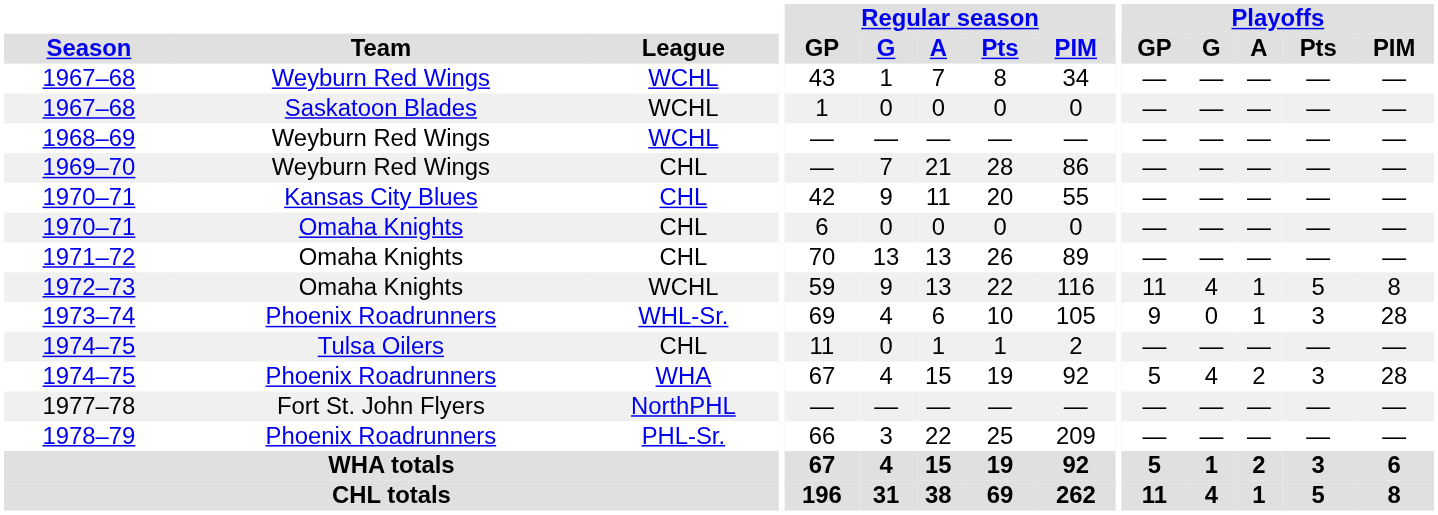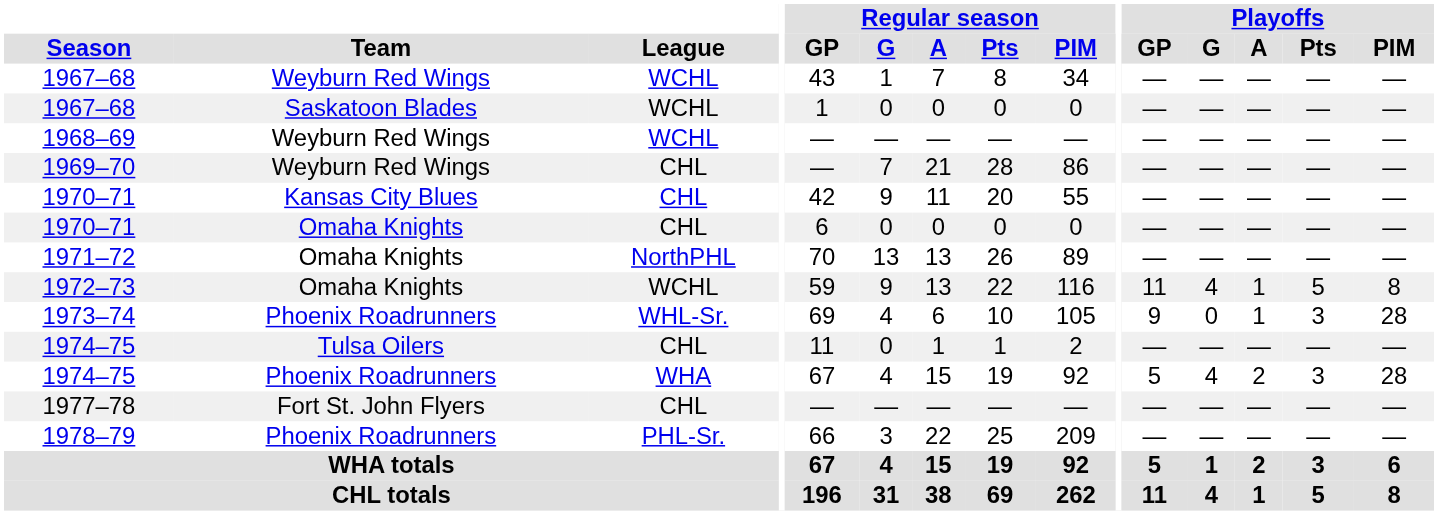(683, 257) CHL -> (683, 257) NorthPHL
(683, 406) NorthPHL -> (683, 406) CHL
